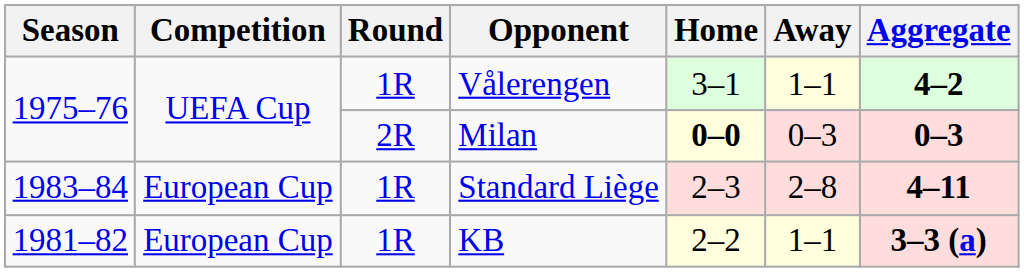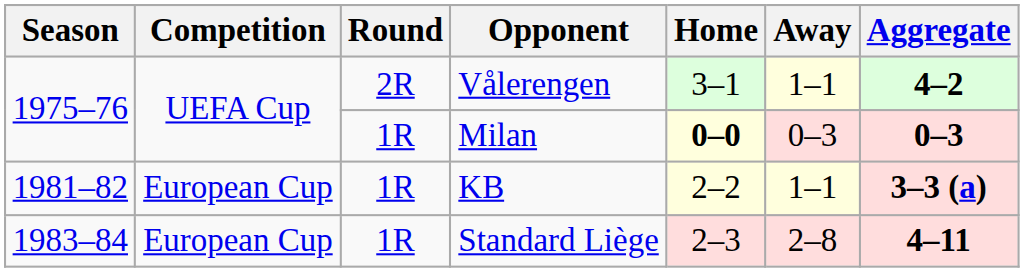(395, 82) 1R -> (395, 82) 2R
(395, 135) 2R -> (395, 135) 1R
rows swapped: (481, 239) <-> (559, 187)
